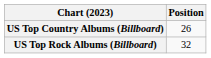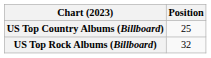(186, 28) 26 -> (186, 28) 25
